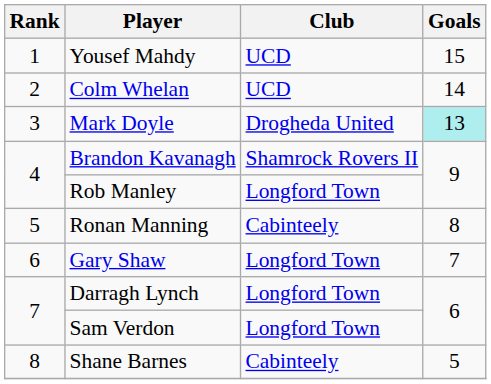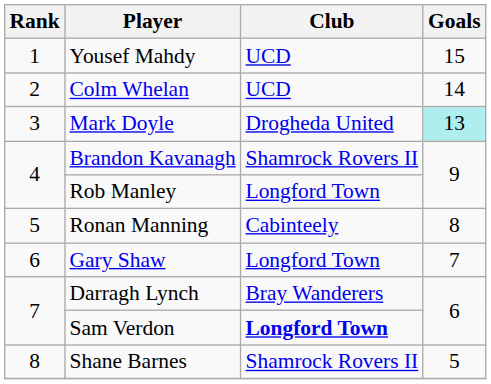(313, 293) Longford Town -> (314, 293) Bray Wanderers
(313, 327) normal -> (317, 327) bold
(292, 361) Cabinteely -> (332, 361) Shamrock Rovers II
